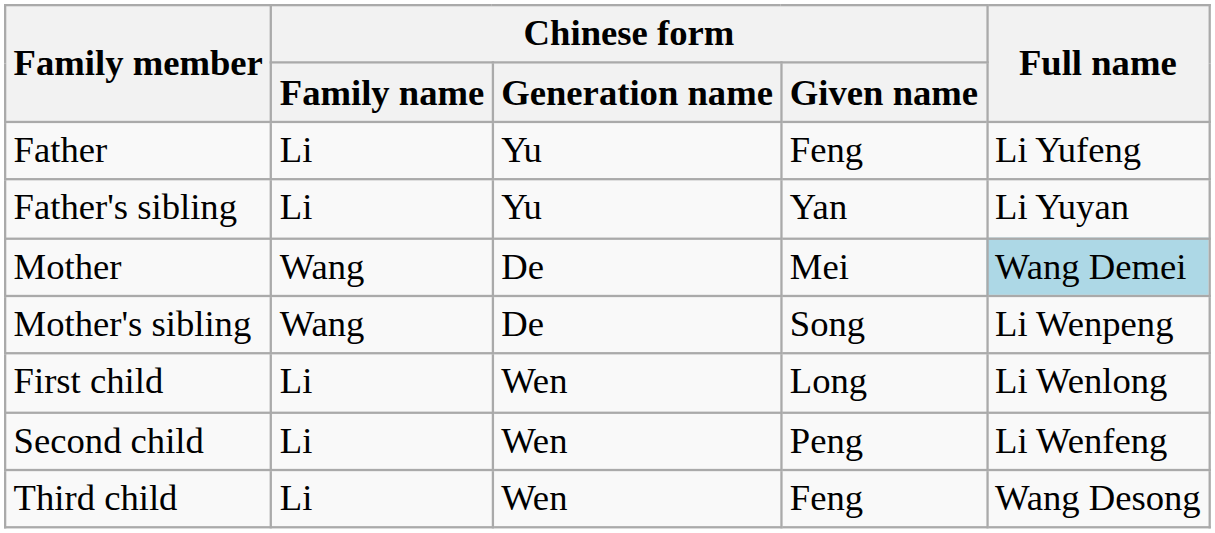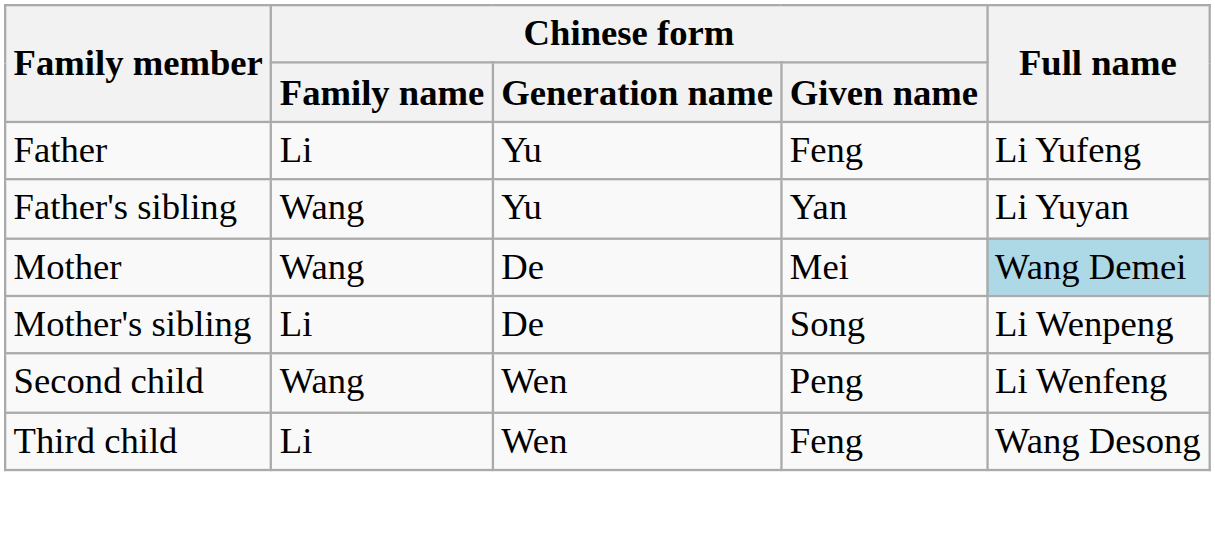(296, 207) Li -> (322, 207) Wang
(322, 324) Wang -> (296, 324) Li
- row: (88, 382)
(296, 440) Li -> (322, 382) Wang
